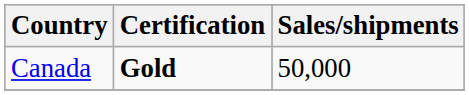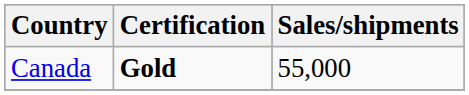(314, 68) 50,000 -> (314, 68) 55,000
